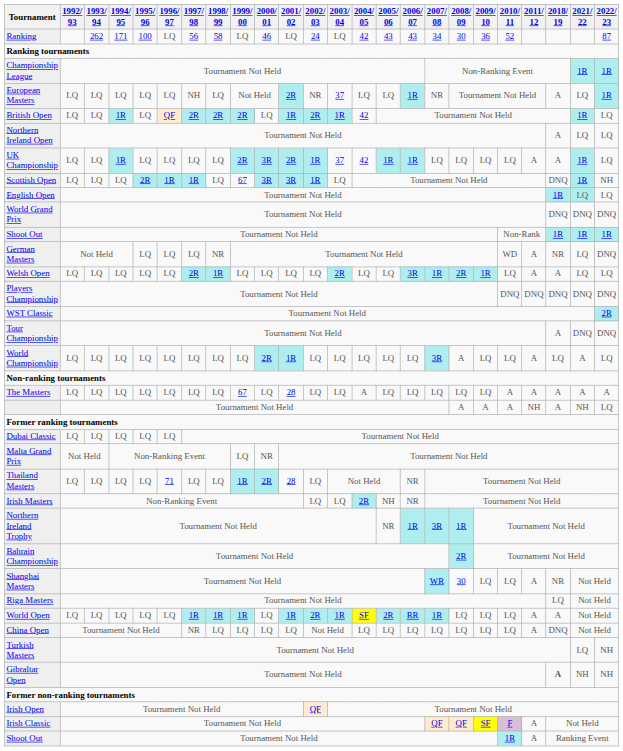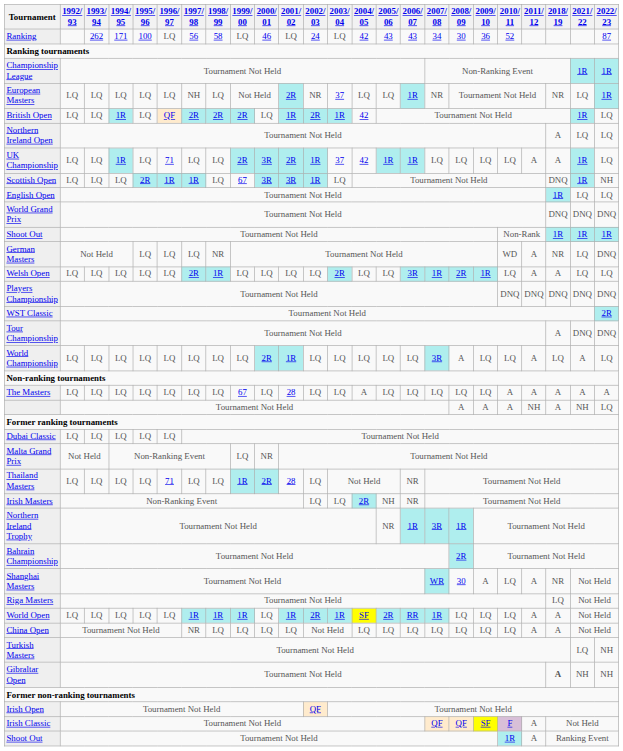(558, 95) A -> (558, 95) NR
(169, 160) LQ -> (169, 160) 71
(582, 194) paleturquoise background -> (582, 194) no background
(486, 580) LQ -> (486, 580) A
(558, 629) DNQ -> (558, 629) A
